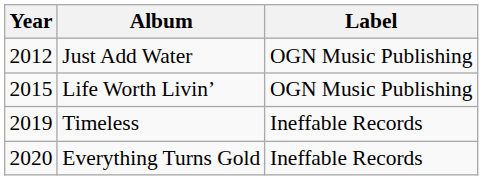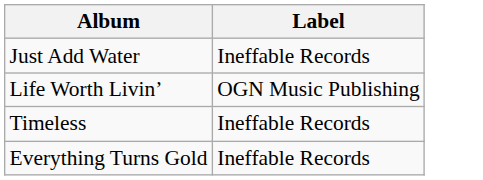- column: (31, 21)
(371, 55) OGN Music Publishing -> (294, 55) Ineffable Records
